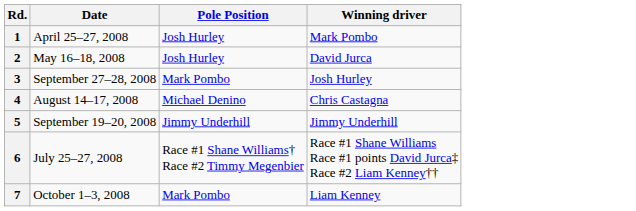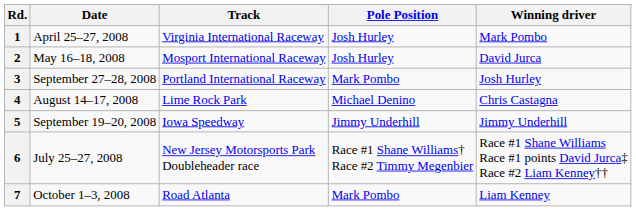+ column: (244, 15)
